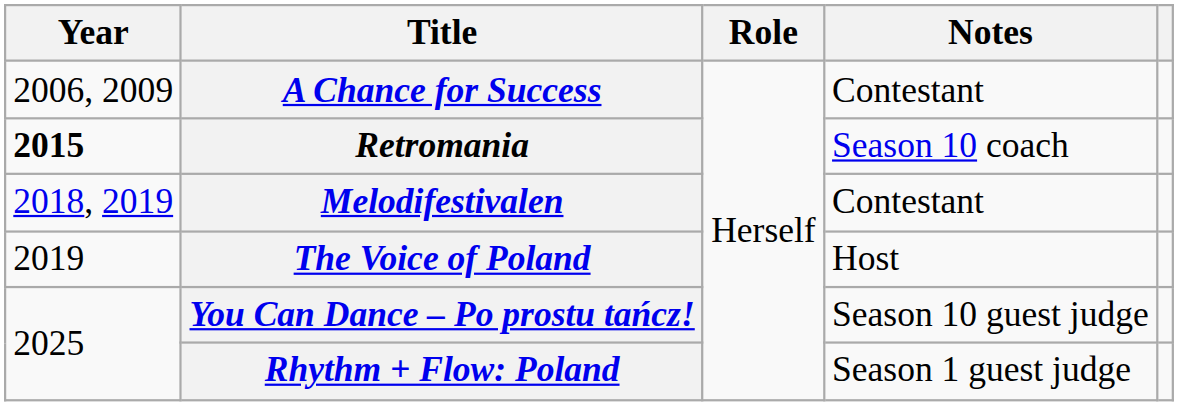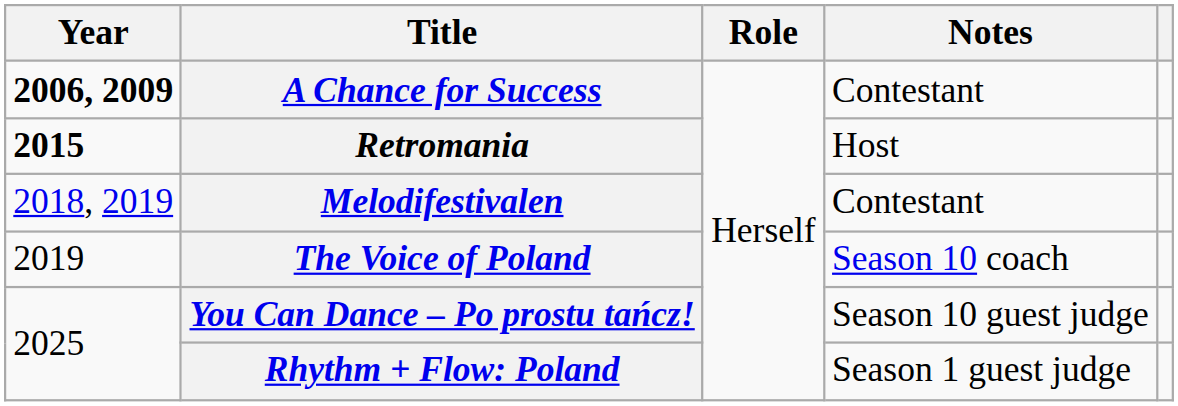(93, 88) normal -> (93, 88) bold
(950, 145) Season 10 coach -> (866, 145) Host
(866, 257) Host -> (950, 257) Season 10 coach
